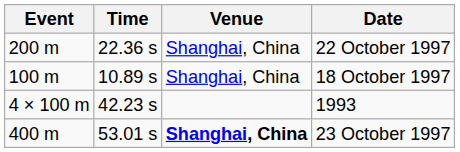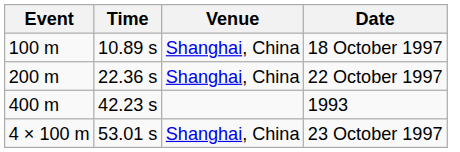rows swapped: (383, 76) <-> (383, 48)
(49, 105) 4 × 100 m -> (34, 105) 400 m
(34, 134) 400 m -> (49, 134) 4 × 100 m
(237, 134) bold -> (233, 134) normal
